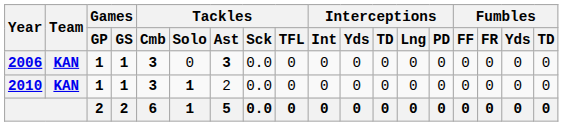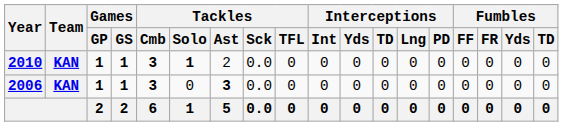rows swapped: (25, 63) <-> (25, 86)
